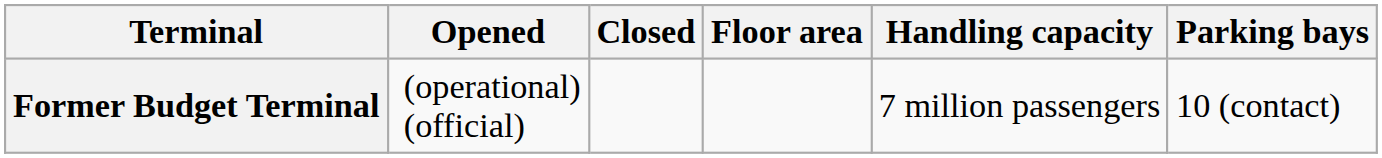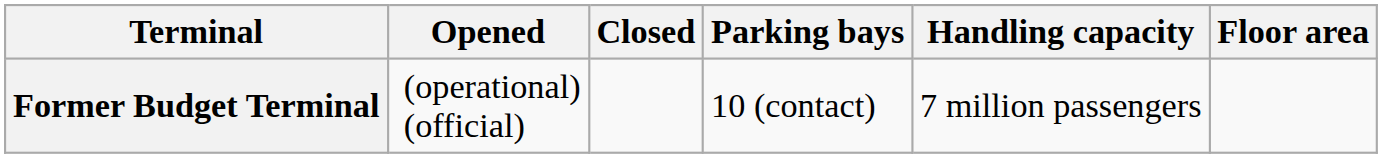columns swapped: (787, 31) <-> (1273, 31)
